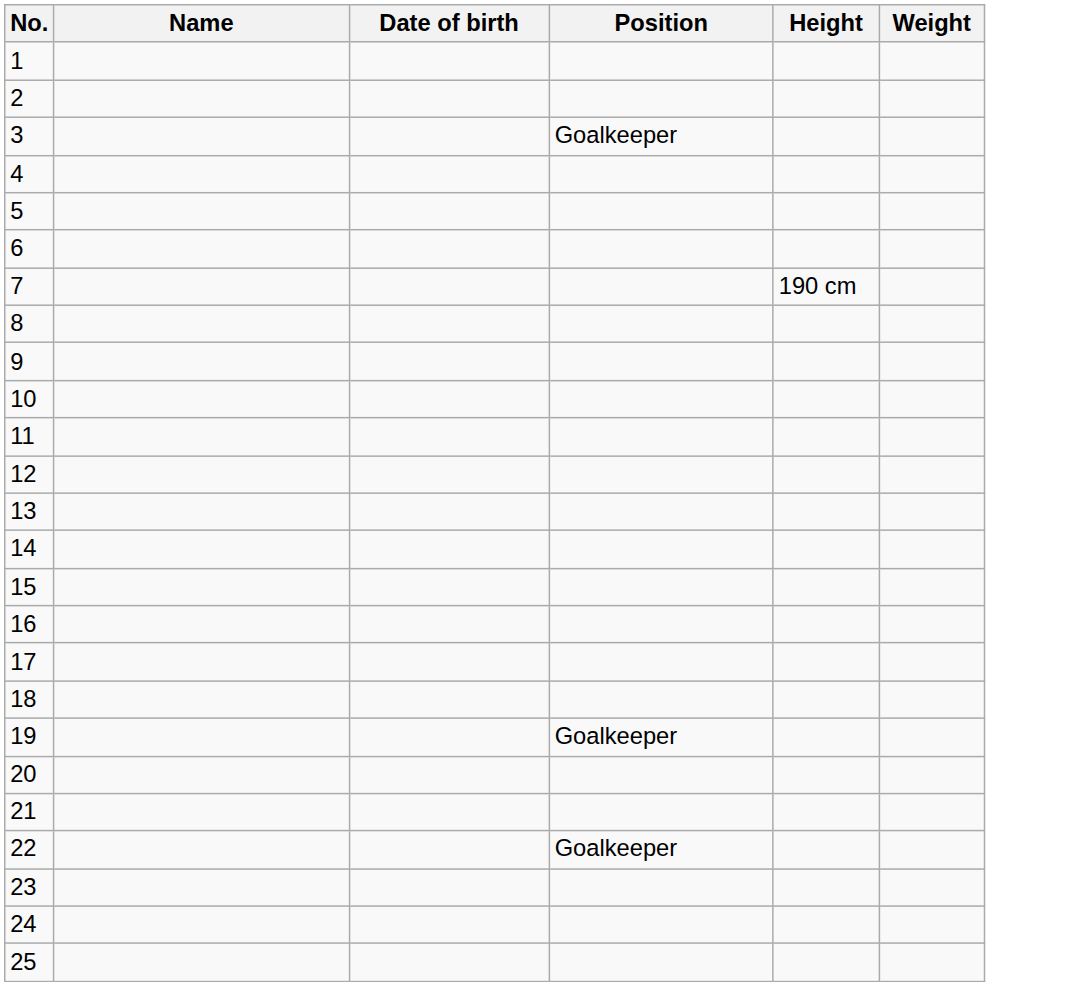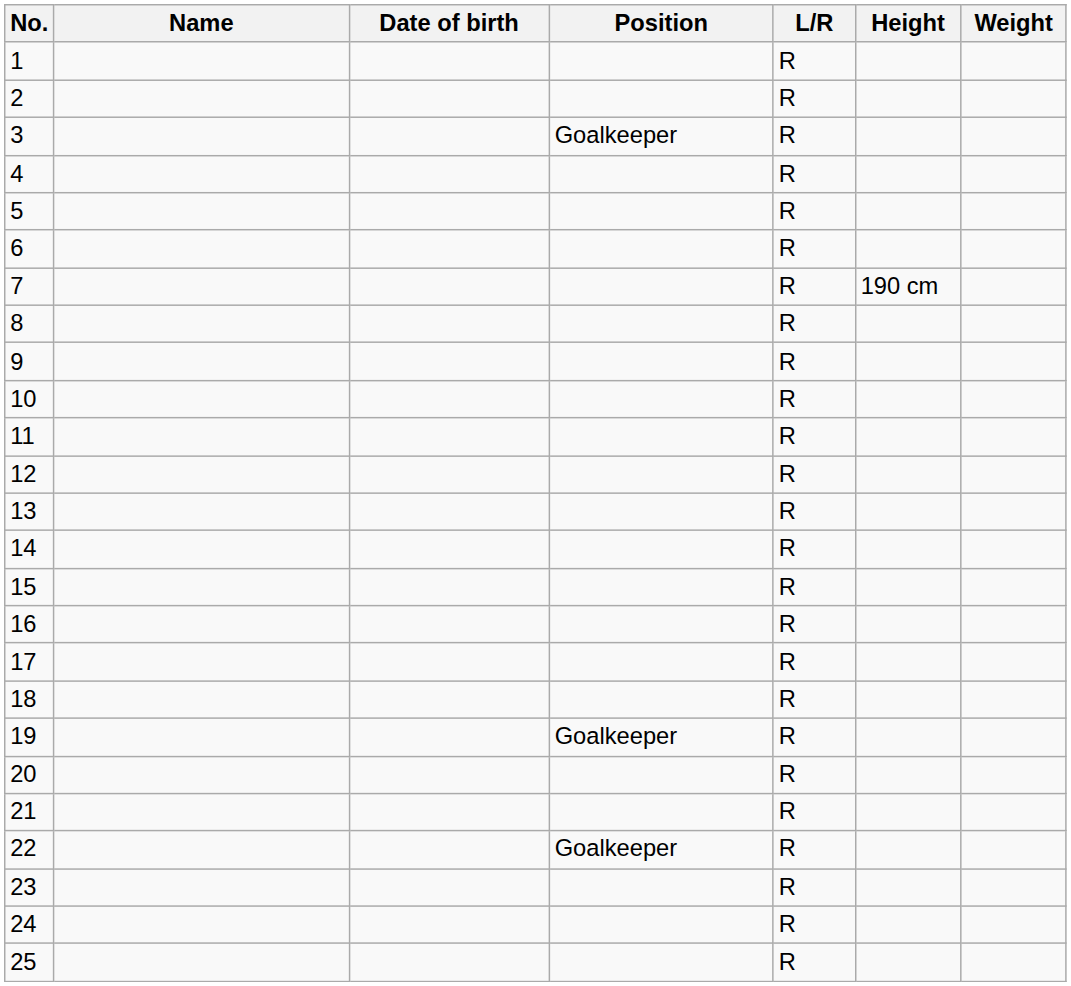+ column: (814, 23)
